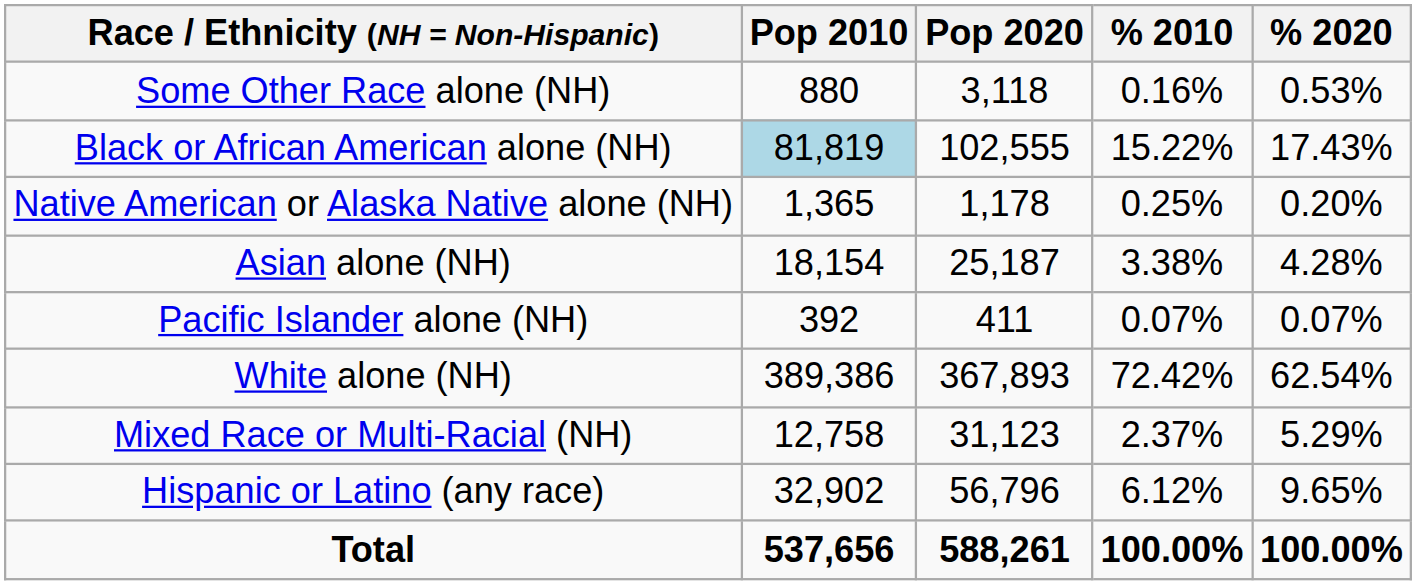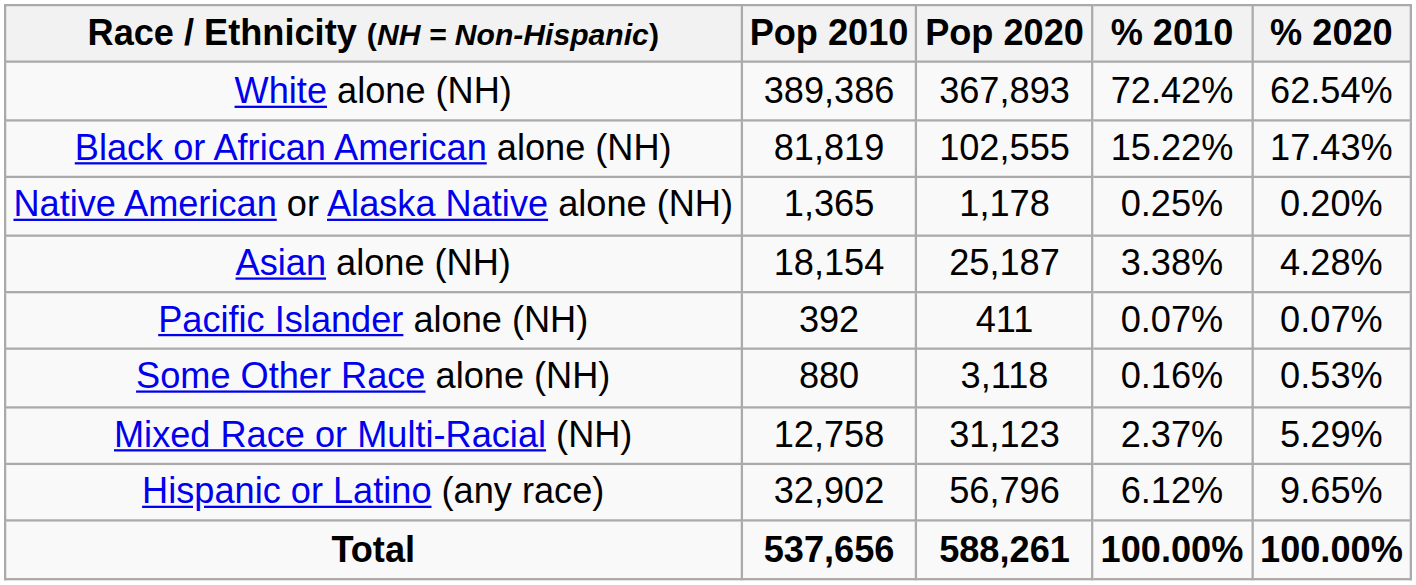rows swapped: (373, 377) <-> (373, 90)
(829, 147) lightblue background -> (829, 147) no background
